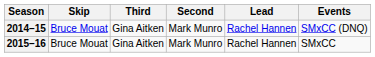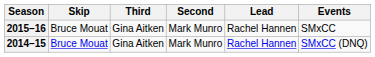rows swapped: (26, 28) <-> (26, 44)
